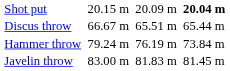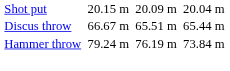(204, 9) bold -> (204, 9) normal
- row: (39, 61)
